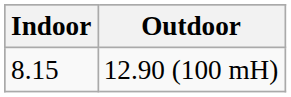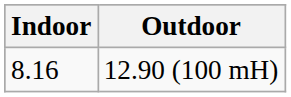(35, 69) 8.15 -> (35, 69) 8.16
